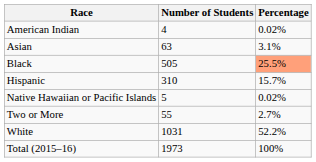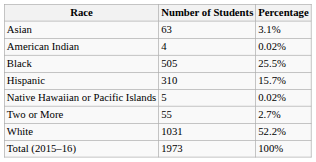rows swapped: (43, 30) <-> (19, 47)
(272, 64) lightsalmon background -> (272, 64) no background
